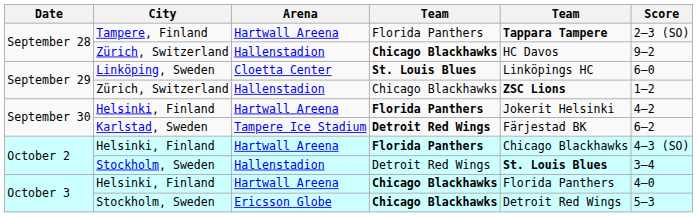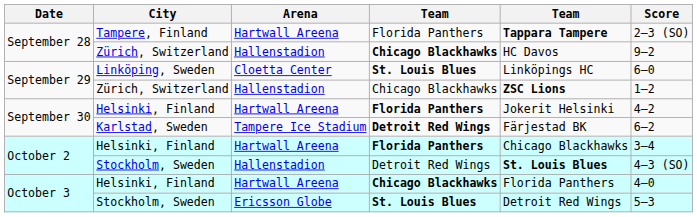(662, 146) 4–3 (SO) -> (644, 146) 3–4
(644, 165) 3–4 -> (662, 165) 4–3 (SO)
(435, 202) Chicago Blackhawks -> (424, 202) St. Louis Blues
